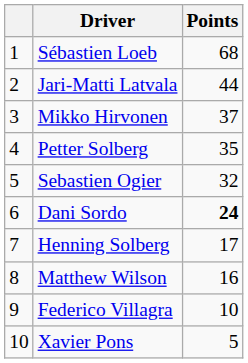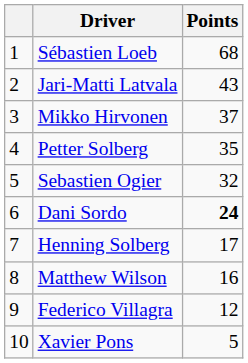(229, 84) 44 -> (229, 84) 43
(229, 309) 10 -> (229, 309) 12
